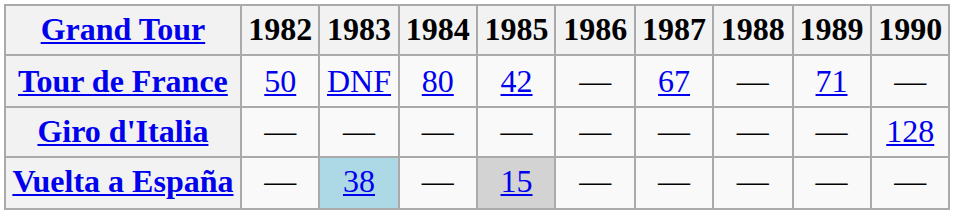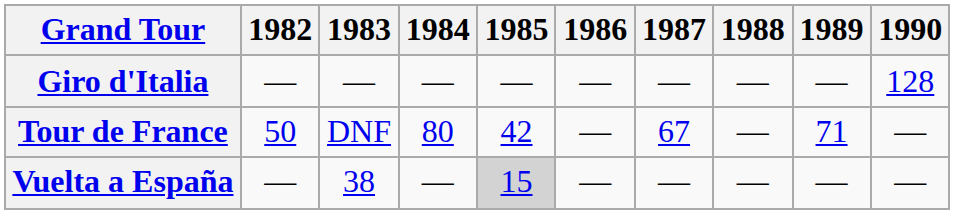rows swapped: (123, 131) <-> (123, 80)
(359, 182) lightblue background -> (359, 182) no background
